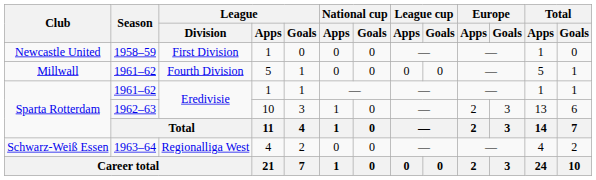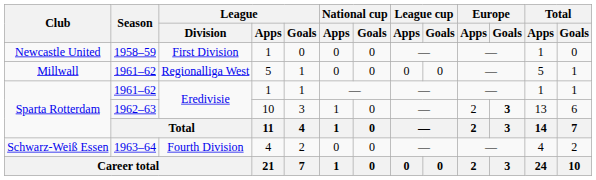(205, 71) Fourth Division -> (205, 71) Regionalliga West
(507, 109) normal -> (507, 109) bold
(205, 147) Regionalliga West -> (205, 147) Fourth Division
